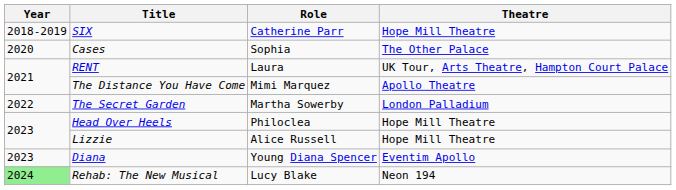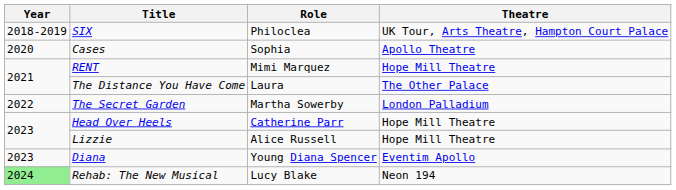(297, 31) Catherine Parr -> (280, 31) Philoclea
(439, 31) Hope Mill Theatre -> (525, 31) UK Tour, Arts Theatre, Hampton Court Palace
(435, 49) The Other Palace -> (429, 49) Apollo Theatre
(267, 67) Laura -> (290, 67) Mimi Marquez
(525, 67) UK Tour, Arts Theatre, Hampton Court Palace -> (439, 67) Hope Mill Theatre
(290, 85) Mimi Marquez -> (267, 85) Laura
(429, 85) Apollo Theatre -> (435, 85) The Other Palace
(280, 121) Philoclea -> (297, 121) Catherine Parr
